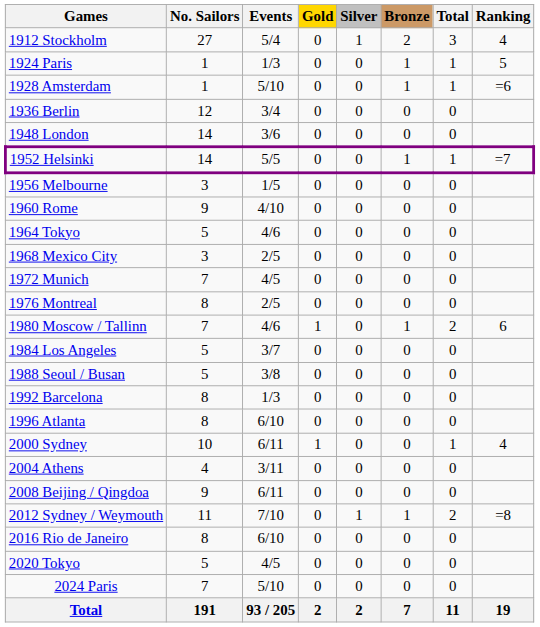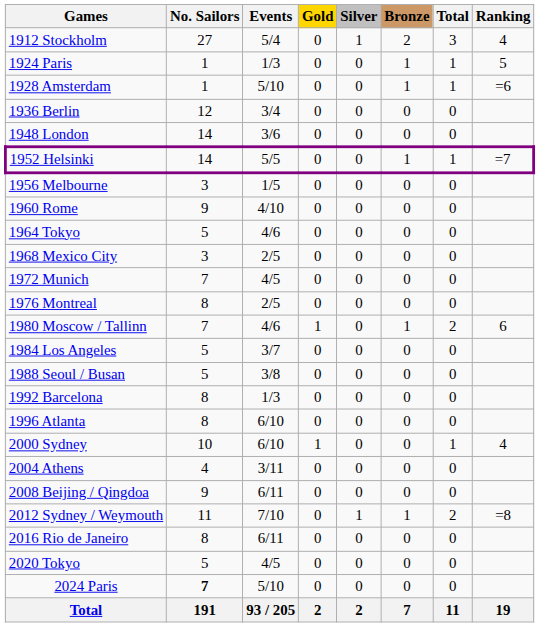(271, 444) 6/11 -> (271, 444) 6/10
(271, 539) 6/10 -> (271, 539) 6/11
(205, 586) normal -> (205, 586) bold
